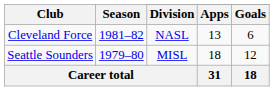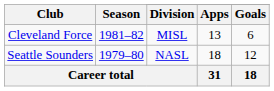(172, 34) NASL -> (172, 34) MISL
(172, 55) MISL -> (172, 55) NASL
